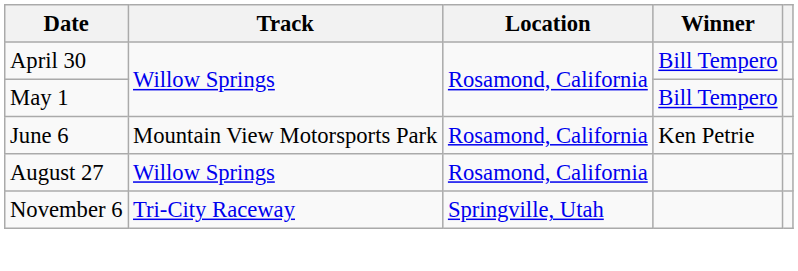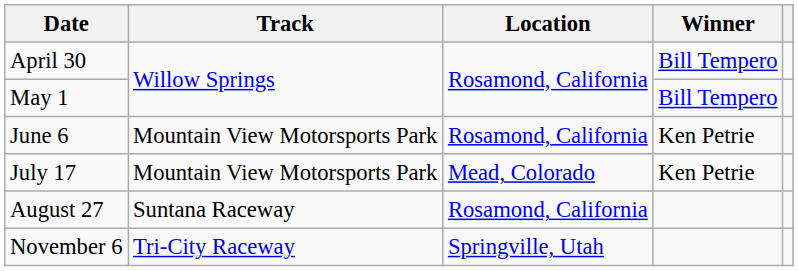+ row: (43, 172)
(204, 172) Willow Springs -> (214, 210) Suntana Raceway
